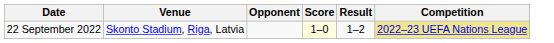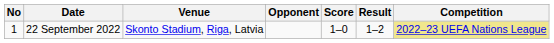+ column: (14, 13)
(320, 30) lightyellow background -> (339, 30) no background
